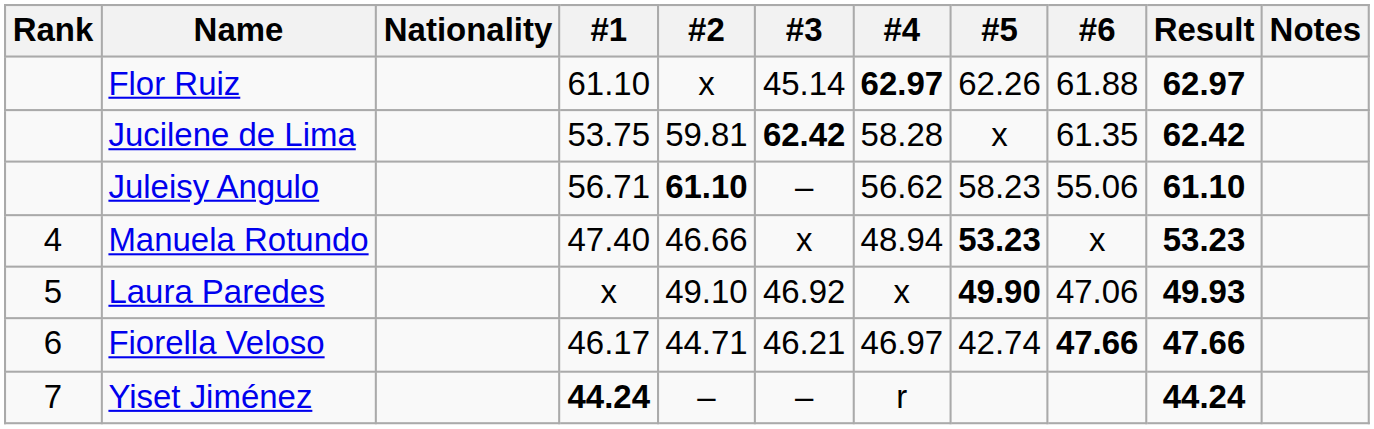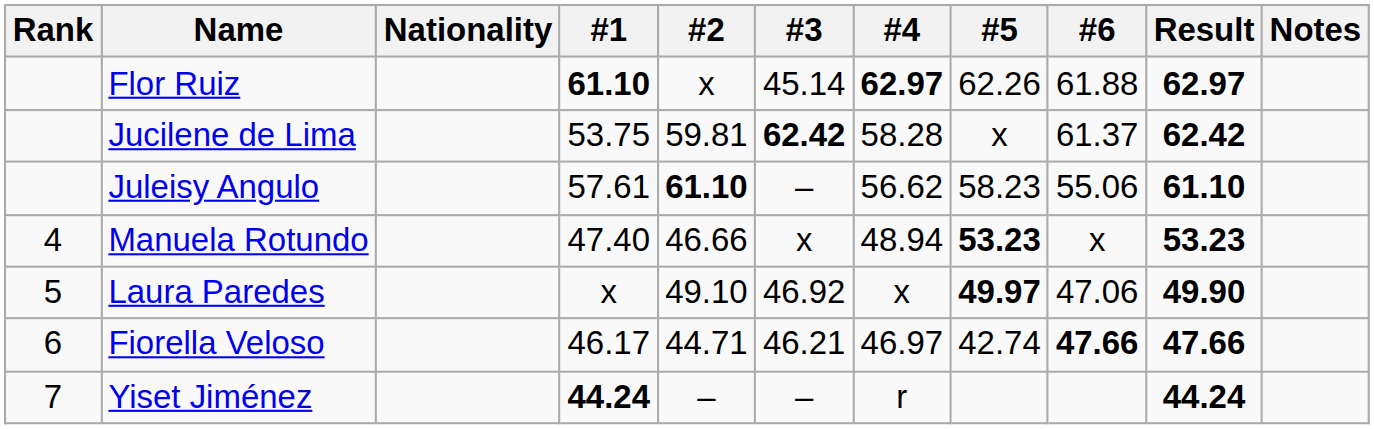(609, 82) normal -> (609, 82) bold
(1097, 135) 61.35 -> (1097, 135) 61.37
(609, 187) 56.71 -> (609, 187) 57.61
(1000, 291) 49.90 -> (1000, 291) 49.97
(1204, 291) 49.93 -> (1204, 291) 49.90
